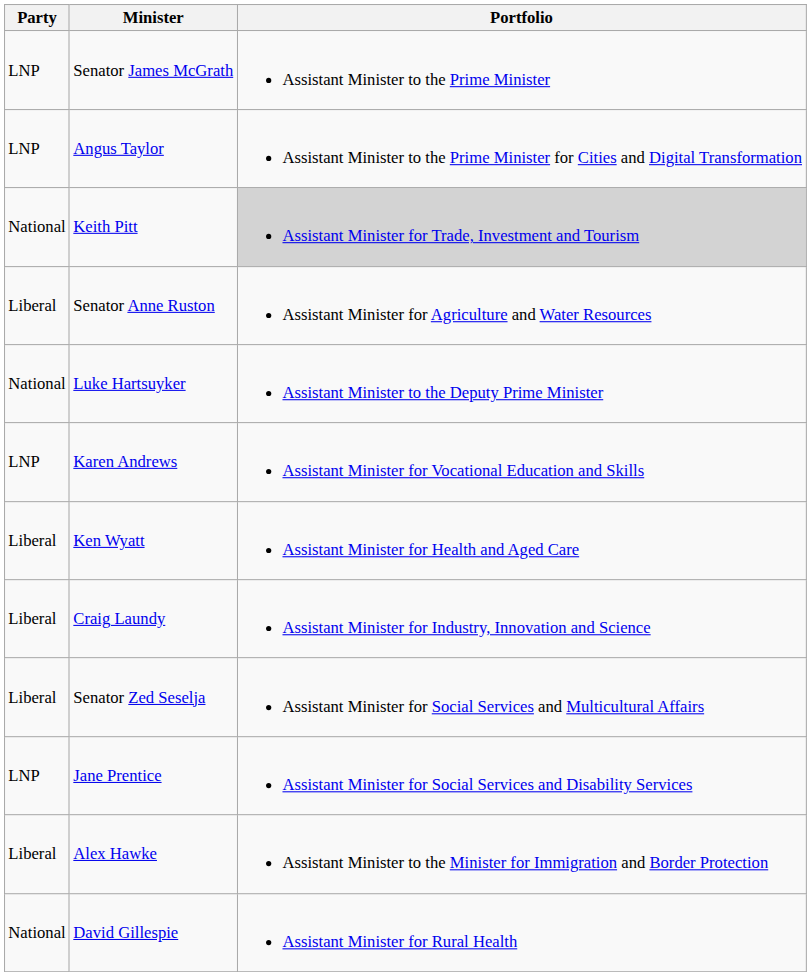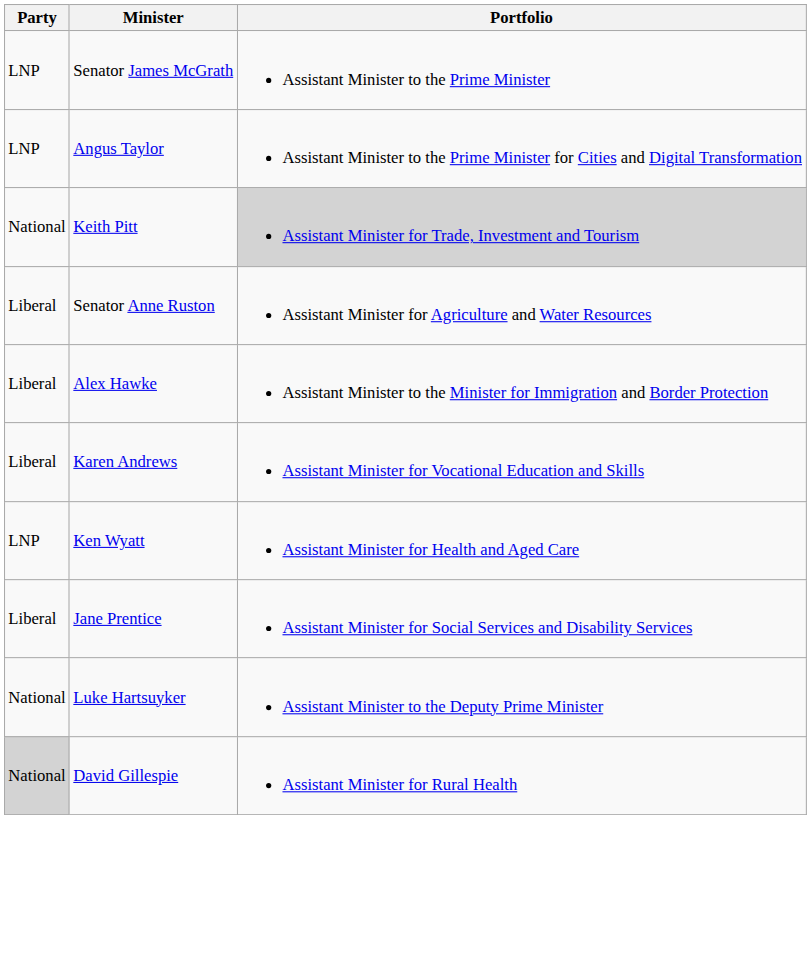rows swapped: (115, 853) <-> (129, 383)
(24, 462) LNP -> (32, 462) Liberal
(32, 540) Liberal -> (24, 540) LNP
- row: (119, 618)
- row: (139, 697)
(24, 775) LNP -> (32, 618) Liberal
(37, 932) no background -> (37, 775) lightgrey background
